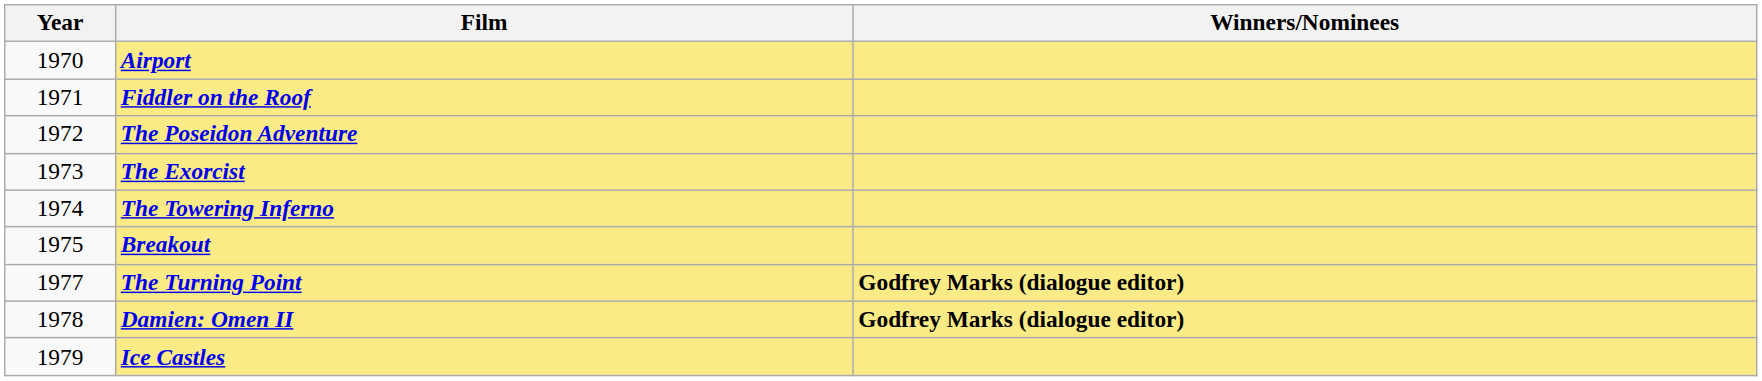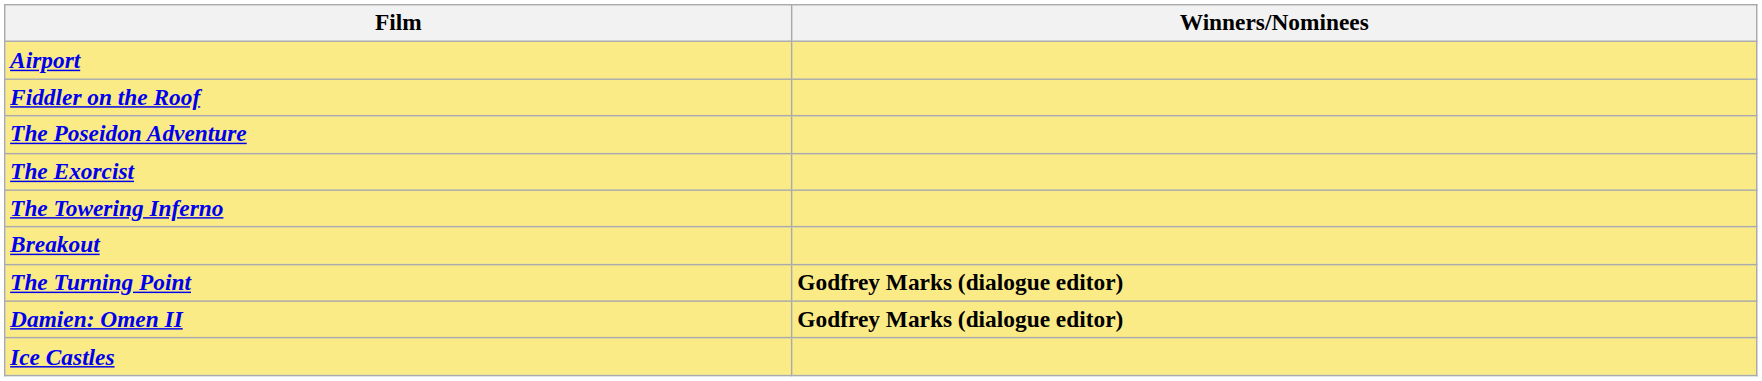- column: (60, 23)
